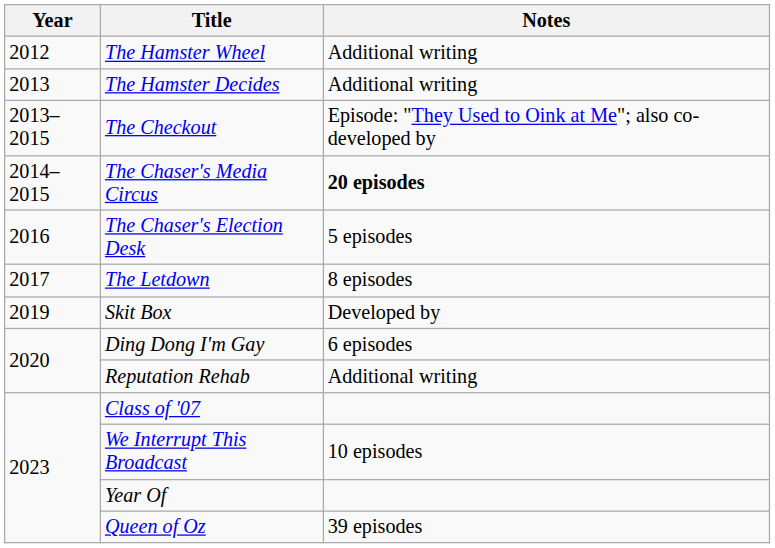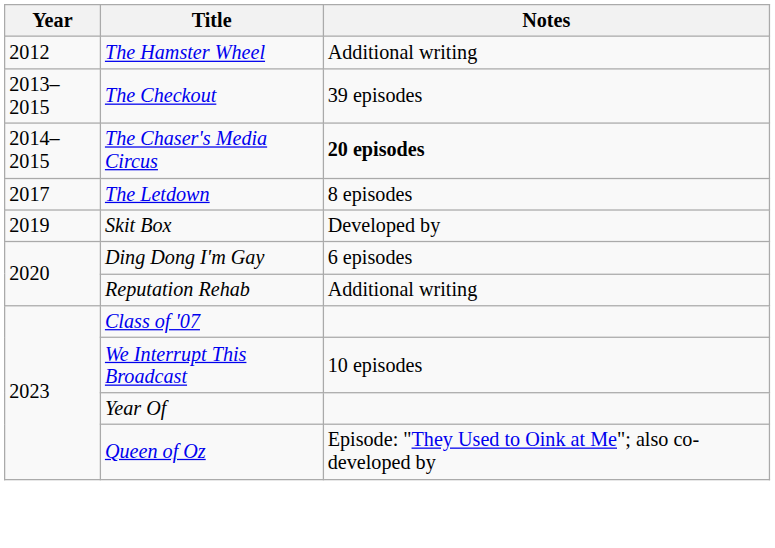- row: (192, 84)
(513, 127) Episode: "They Used to Oink at Me"; also co-developed by -> (375, 95) 39 episodes
- row: (194, 237)
(375, 526) 39 episodes -> (513, 451) Episode: "They Used to Oink at Me"; also co-developed by
